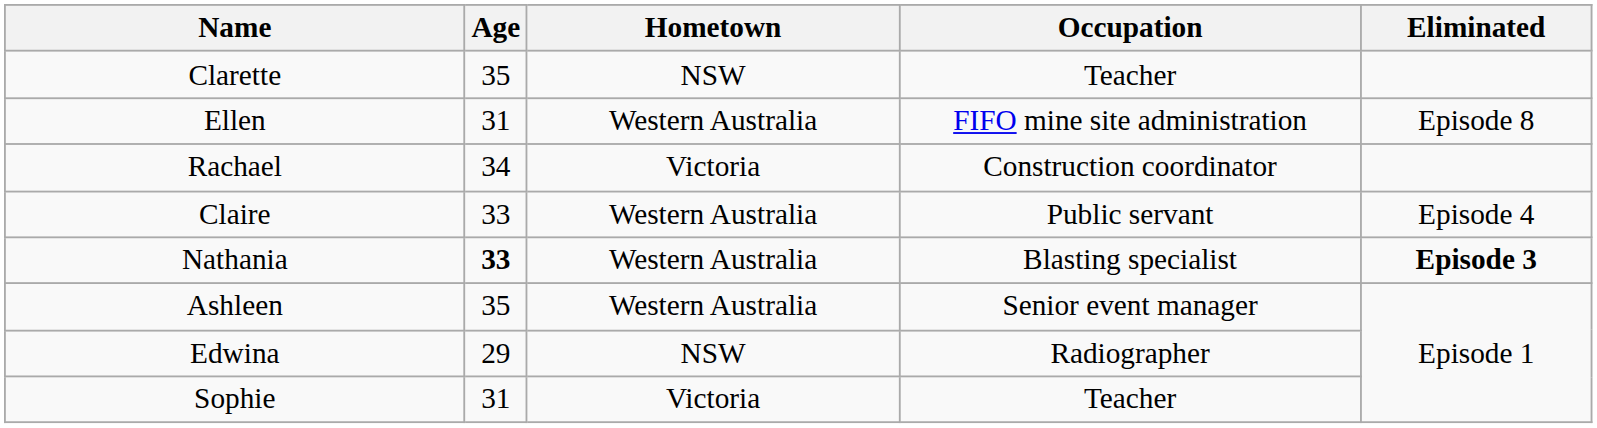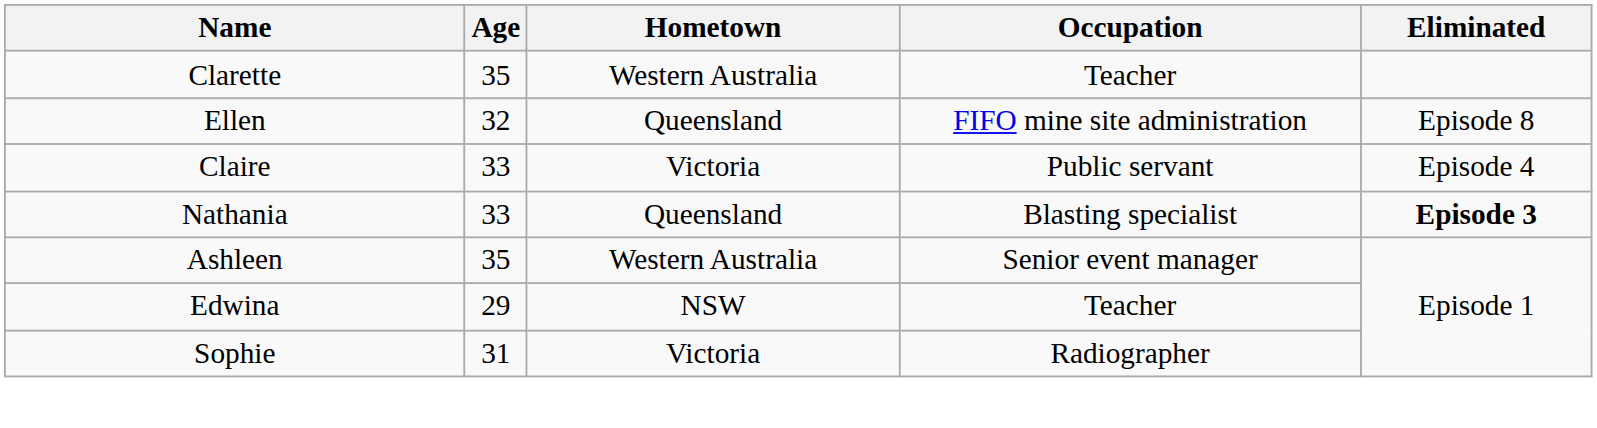(713, 74) NSW -> (713, 74) Western Australia
(496, 120) 31 -> (496, 120) 32
(713, 120) Western Australia -> (713, 120) Queensland
- row: (235, 167)
(713, 213) Western Australia -> (713, 167) Victoria
(496, 259) bold -> (496, 213) normal
(713, 259) Western Australia -> (713, 213) Queensland
(1130, 352) Radiographer -> (1130, 306) Teacher
(1130, 399) Teacher -> (1130, 352) Radiographer
